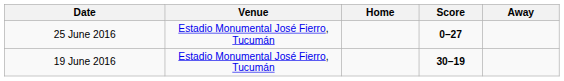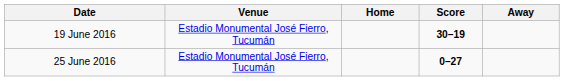rows swapped: (85, 62) <-> (85, 34)
